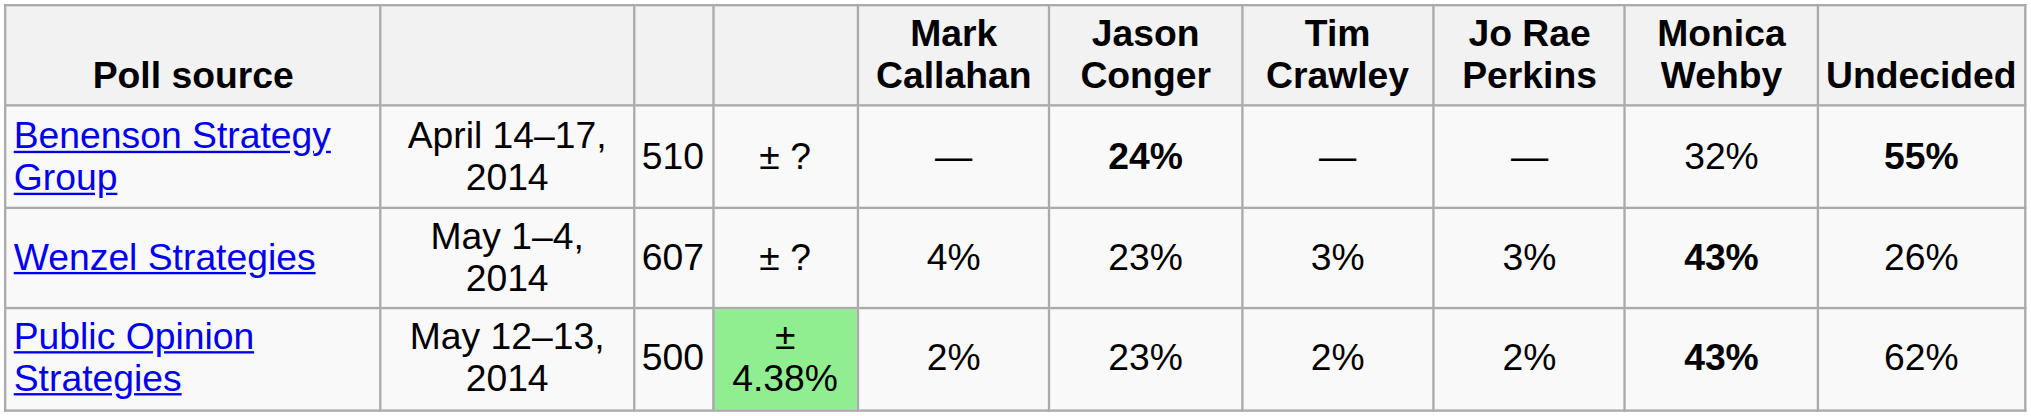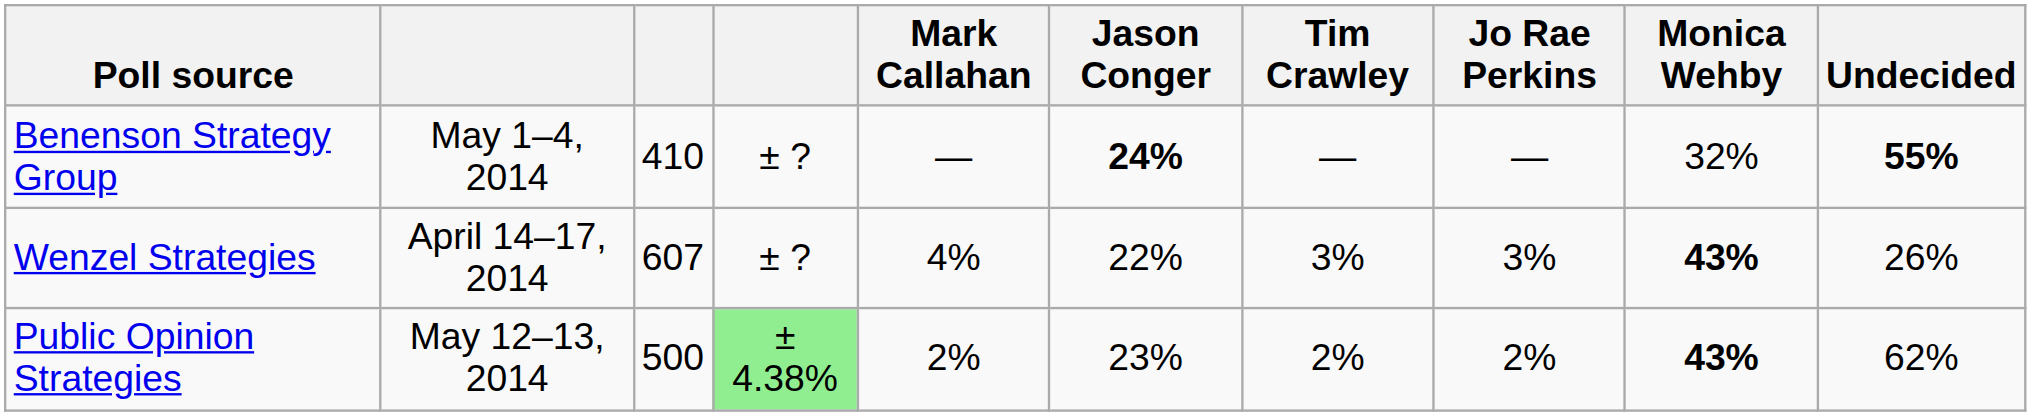(507, 156) April 14–17, 2014 -> (507, 156) May 1–4, 2014
(673, 156) 510 -> (673, 156) 410
(507, 257) May 1–4, 2014 -> (507, 257) April 14–17, 2014
(1146, 257) 23% -> (1146, 257) 22%
